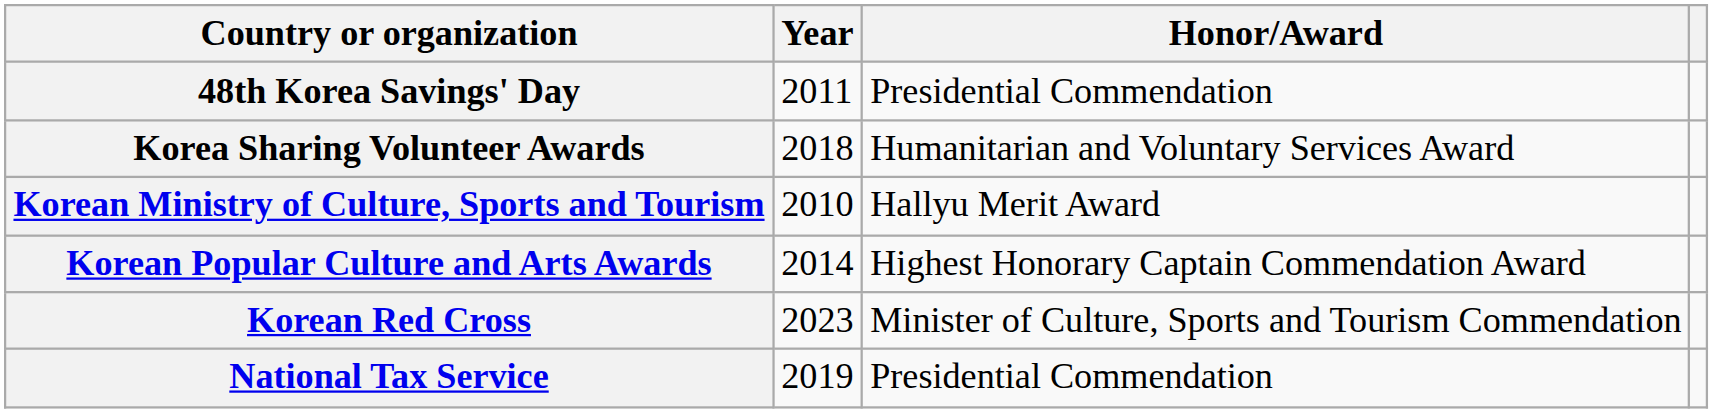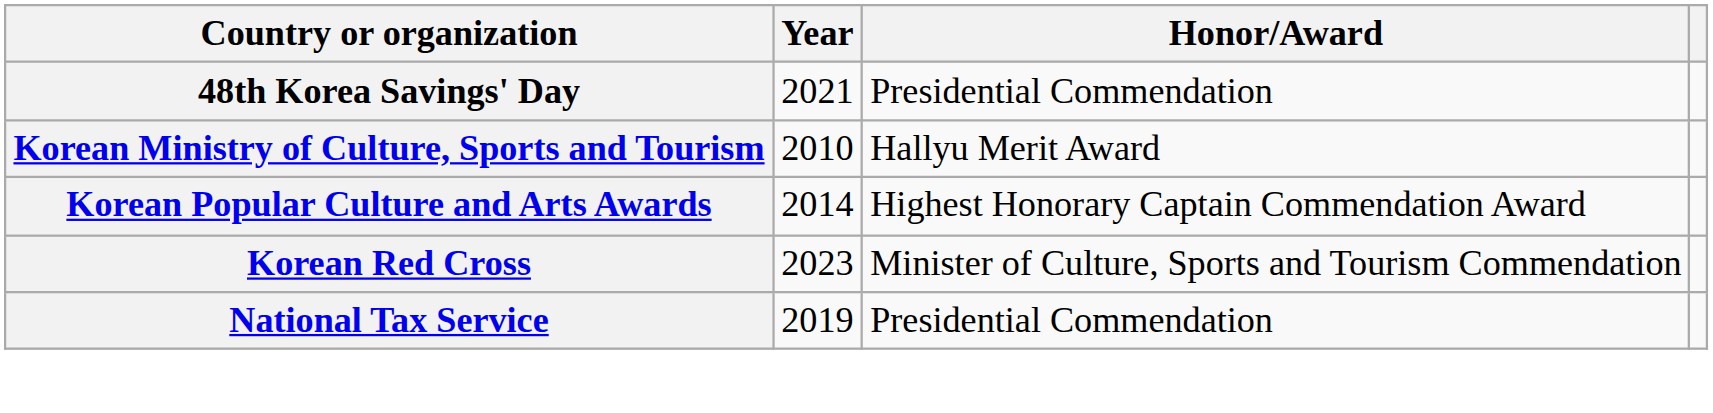(817, 90) 2011 -> (817, 90) 2021
- row: (389, 147)
